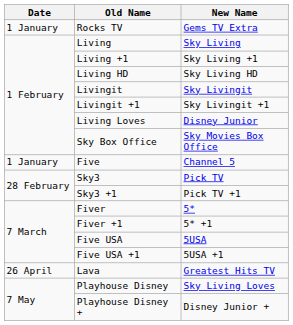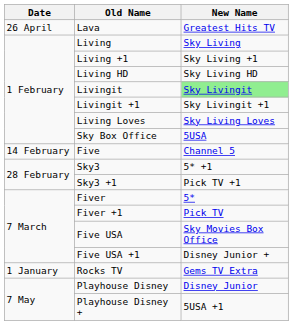rows swapped: (100, 28) <-> (88, 271)
(218, 89) no background -> (218, 89) lightgreen background
(221, 120) Disney Junior -> (229, 120) Sky Living Loves
(224, 141) Sky Movies Box Office -> (195, 136) 5USA
(32, 162) 1 January -> (38, 151) 14 February
(204, 178) Pick TV -> (198, 167) 5* +1
(198, 224) 5* +1 -> (204, 213) Pick TV
(195, 240) 5USA -> (224, 234) Sky Movies Box Office
(204, 255) 5USA +1 -> (226, 255) Disney Junior +
(229, 286) Sky Living Loves -> (221, 286) Disney Junior
(226, 307) Disney Junior + -> (204, 307) 5USA +1
